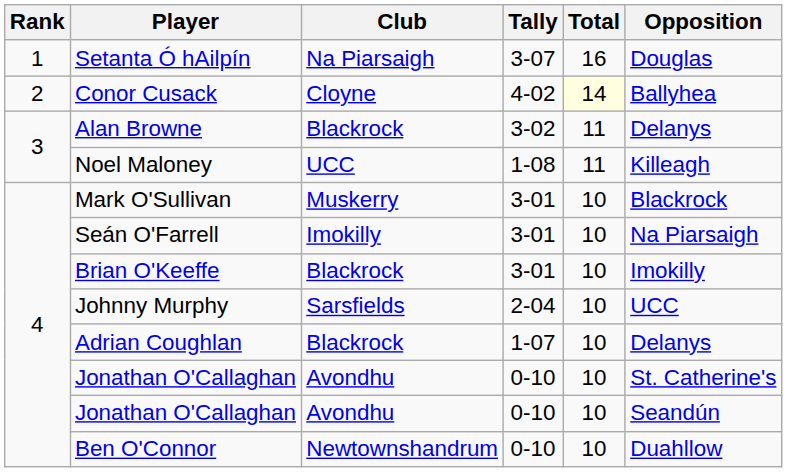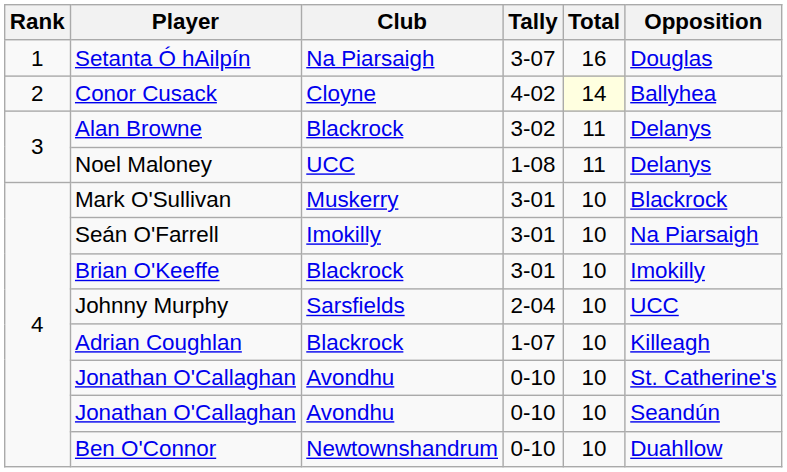(670, 164) Killeagh -> (671, 164) Delanys
(671, 341) Delanys -> (670, 341) Killeagh
